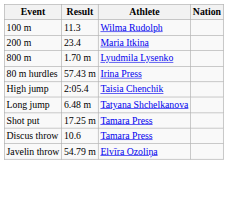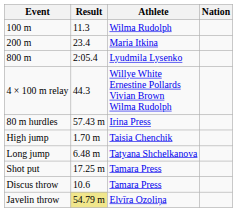(77, 58) 1.70 m -> (85, 58) 2:05.4
+ row: (37, 90)
(76, 89) 2:05.4 -> (86, 138) 1.70 m
(80, 151) no background -> (89, 199) khaki background
